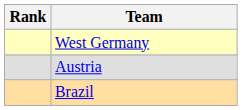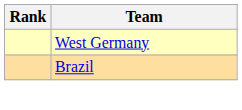- row: (78, 67)
